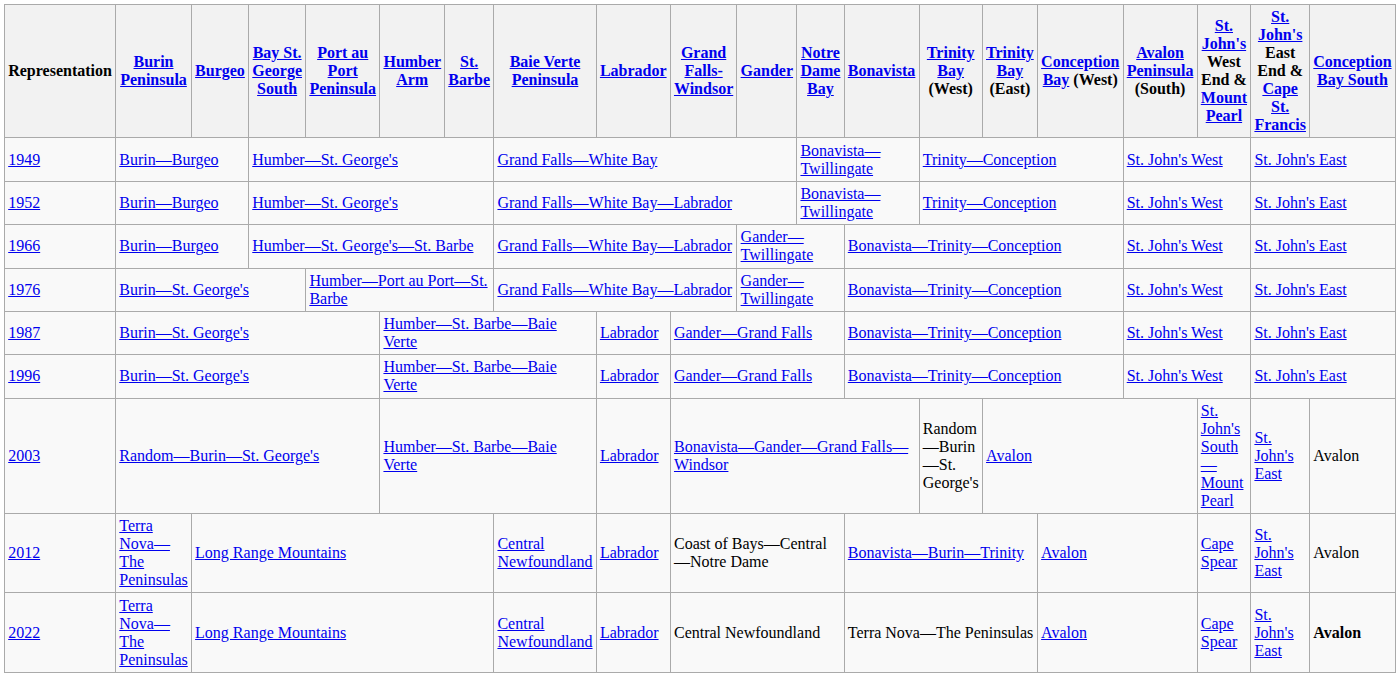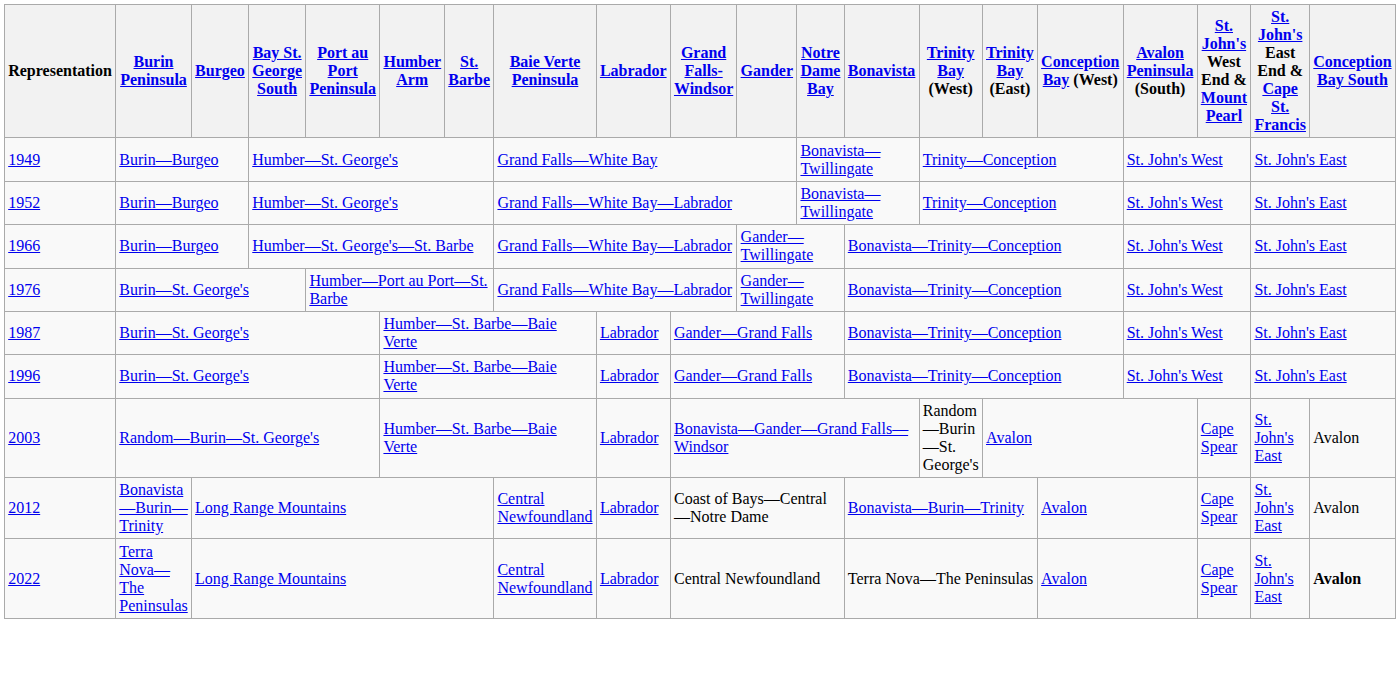(1222, 455) St. John's South—Mount Pearl -> (1219, 437) Cape Spear
(153, 553) Terra Nova—The Peninsulas -> (153, 508) Bonavista—Burin—Trinity
